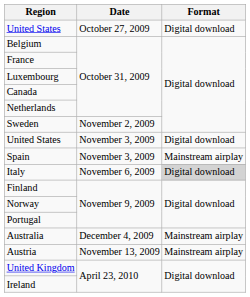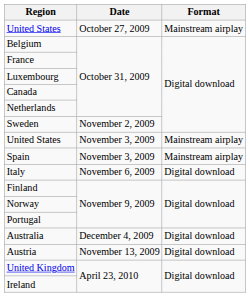(199, 28) Digital download -> (204, 28) Mainstream airplay
(199, 140) Digital download -> (204, 140) Mainstream airplay
(199, 172) lightgrey background -> (199, 172) no background
(204, 236) Mainstream airplay -> (199, 236) Digital download
(204, 252) Mainstream airplay -> (199, 252) Digital download
